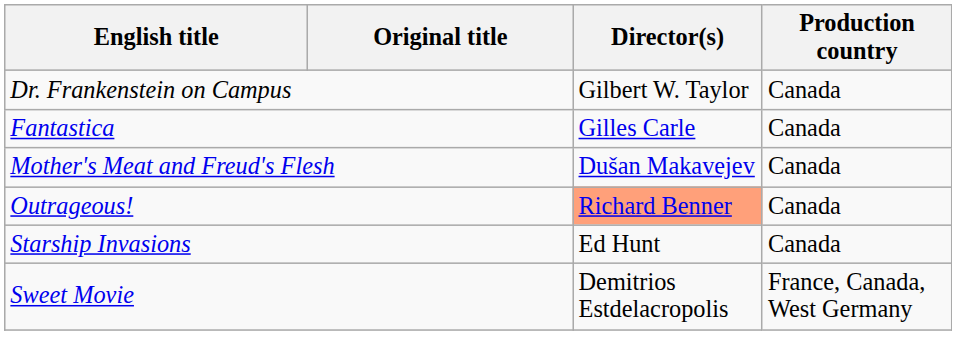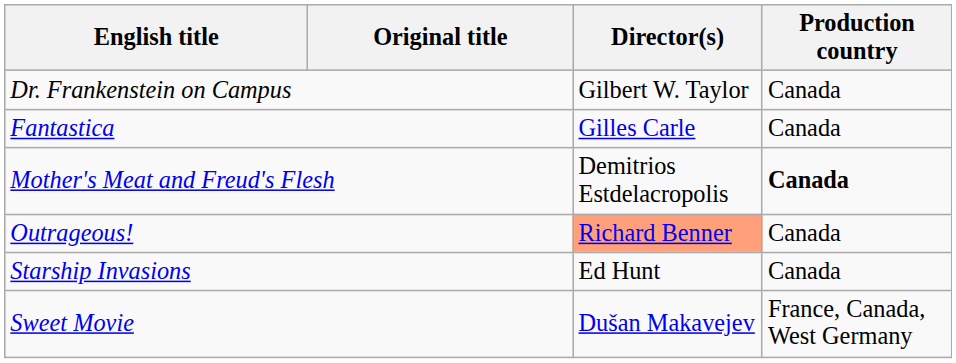(667, 166) Dušan Makavejev -> (654, 180) Demitrios Estdelacropolis
(804, 166) normal -> (808, 180) bold
(654, 296) Demitrios Estdelacropolis -> (667, 323) Dušan Makavejev
